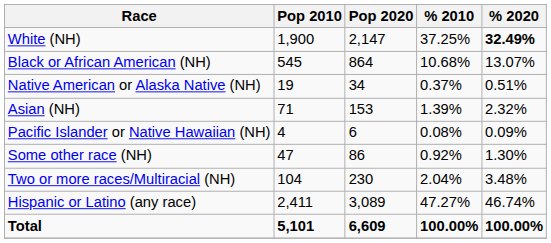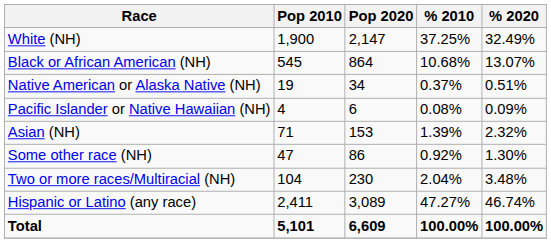(510, 39) bold -> (510, 39) normal
rows swapped: (44, 109) <-> (139, 132)
